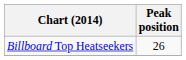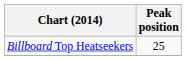(159, 45) 26 -> (159, 45) 25
